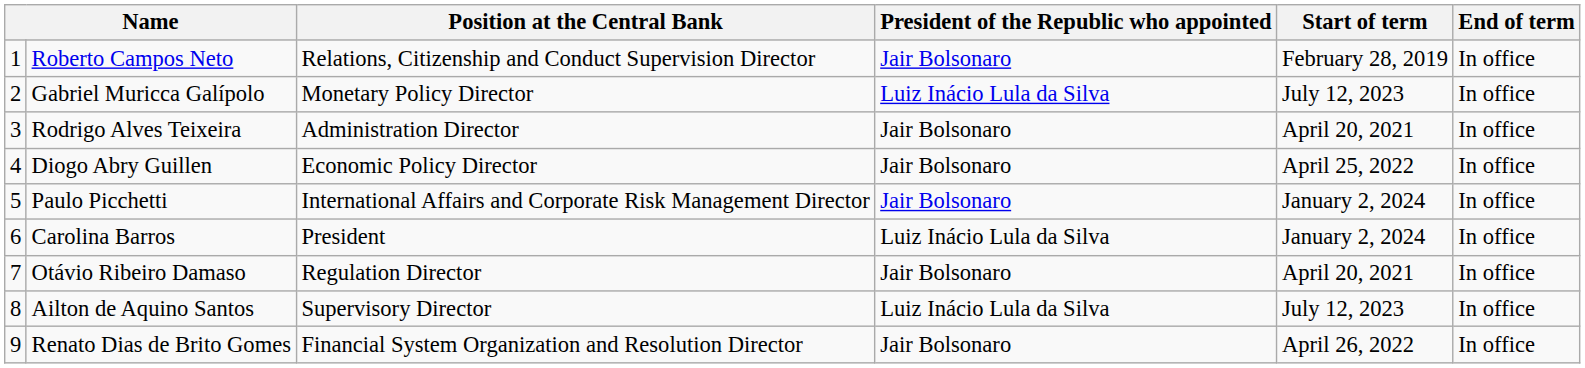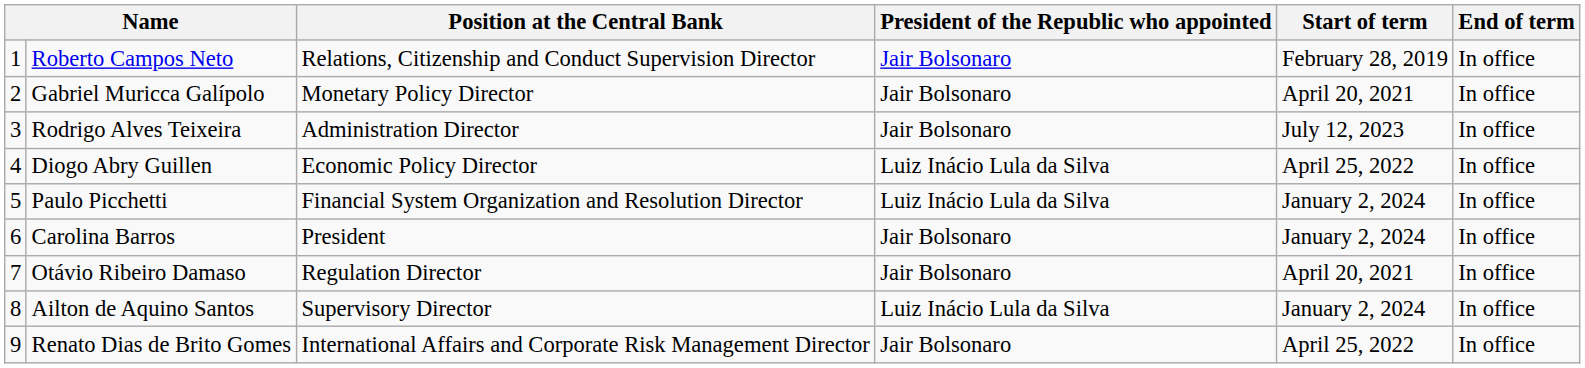(995, 93) Luiz Inácio Lula da Silva -> (946, 93) Jair Bolsonaro
(1343, 93) July 12, 2023 -> (1348, 93) April 20, 2021
(1348, 129) April 20, 2021 -> (1343, 129) July 12, 2023
(946, 165) Jair Bolsonaro -> (995, 165) Luiz Inácio Lula da Silva
(586, 201) International Affairs and Corporate Risk Management Director -> (552, 201) Financial System Organization and Resolution Director
(946, 201) Jair Bolsonaro -> (995, 201) Luiz Inácio Lula da Silva
(995, 237) Luiz Inácio Lula da Silva -> (946, 237) Jair Bolsonaro
(1343, 308) July 12, 2023 -> (1354, 308) January 2, 2024
(552, 344) Financial System Organization and Resolution Director -> (586, 344) International Affairs and Corporate Risk Management Director
(1348, 344) April 26, 2022 -> (1348, 344) April 25, 2022
